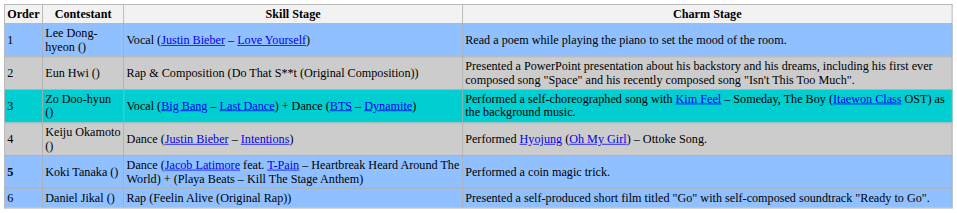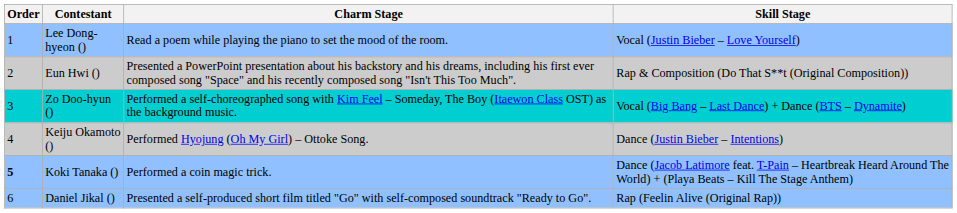columns swapped: (707, 14) <-> (293, 14)
